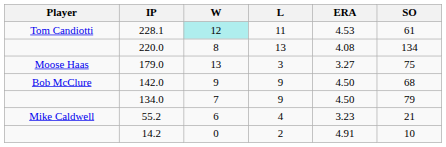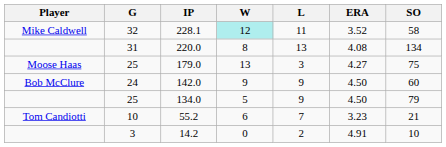+ column: (132, 13)
(62, 30) Tom Candiotti -> (54, 30) Mike Caldwell
(345, 30) 4.53 -> (357, 30) 3.52
(409, 30) 61 -> (414, 30) 58
(345, 64) 3.27 -> (357, 64) 4.27
(409, 82) 68 -> (414, 82) 60
(216, 99) 7 -> (245, 99) 5
(62, 116) Mike Caldwell -> (54, 116) Tom Candiotti
(280, 116) 4 -> (301, 116) 7
